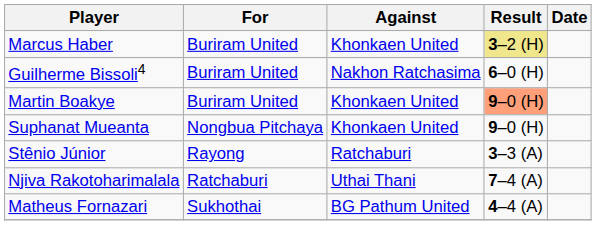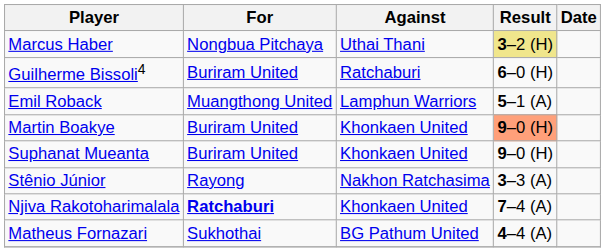(243, 44) Buriram United -> (255, 44) Nongbua Pitchaya
(395, 44) Khonkaen United -> (382, 44) Uthai Thani
(406, 72) Nakhon Ratchasima -> (380, 72) Ratchaburi
+ row: (55, 101)
(255, 127) Nongbua Pitchaya -> (243, 154) Buriram United
(371, 154) Ratchaburi -> (415, 180) Nakhon Ratchasima
(227, 180) normal -> (231, 206) bold
(373, 180) Uthai Thani -> (404, 206) Khonkaen United
